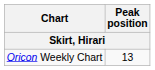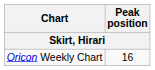(127, 57) 13 -> (127, 57) 16
